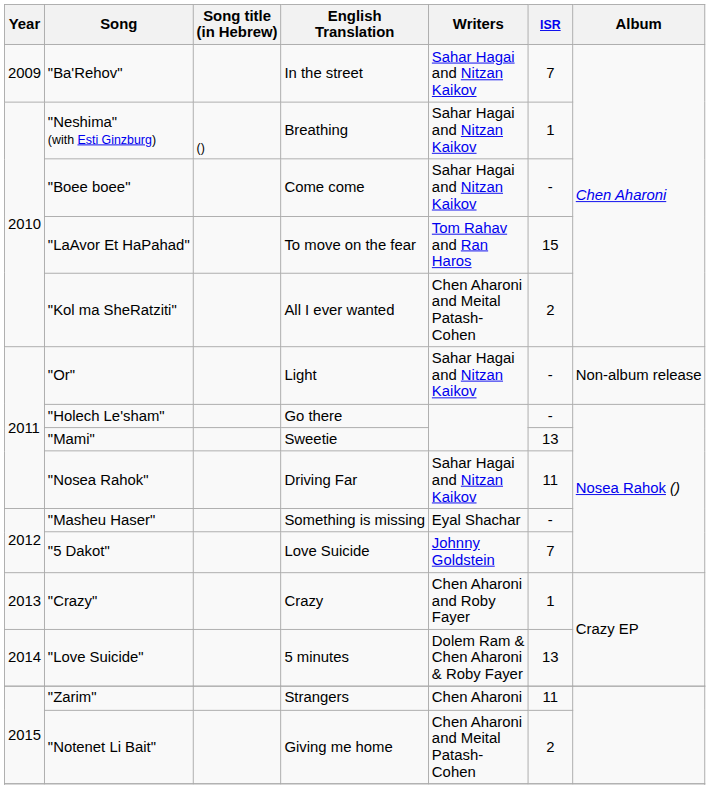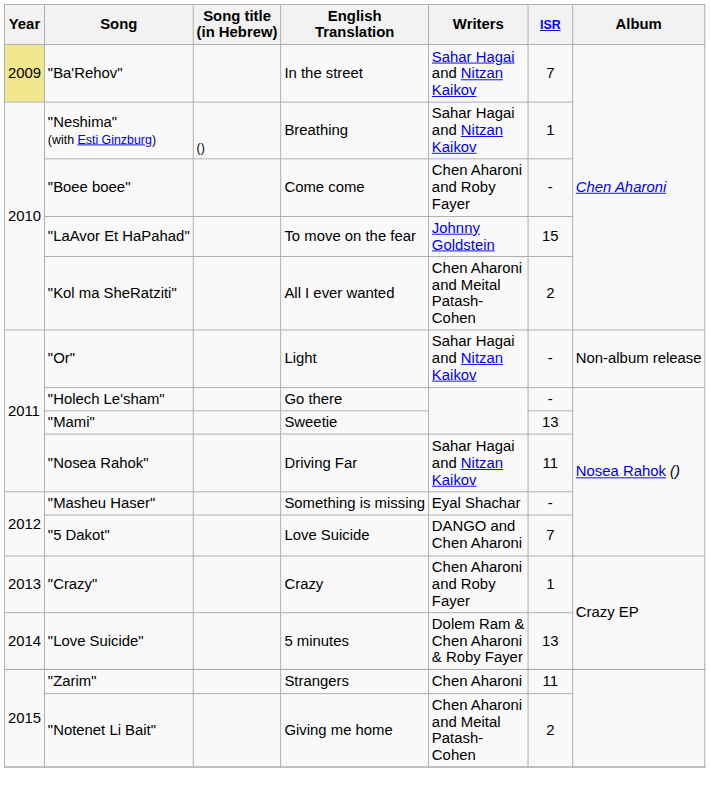(24, 73) no background -> (24, 73) khaki background
(473, 187) Sahar Hagai and Nitzan Kaikov -> (477, 187) Chen Aharoni and Roby Fayer
(470, 244) Tom Rahav and Ran Haros -> (463, 236) Johnny Goldstein
(463, 552) Johnny Goldstein -> (477, 535) DANGO and Chen Aharoni
